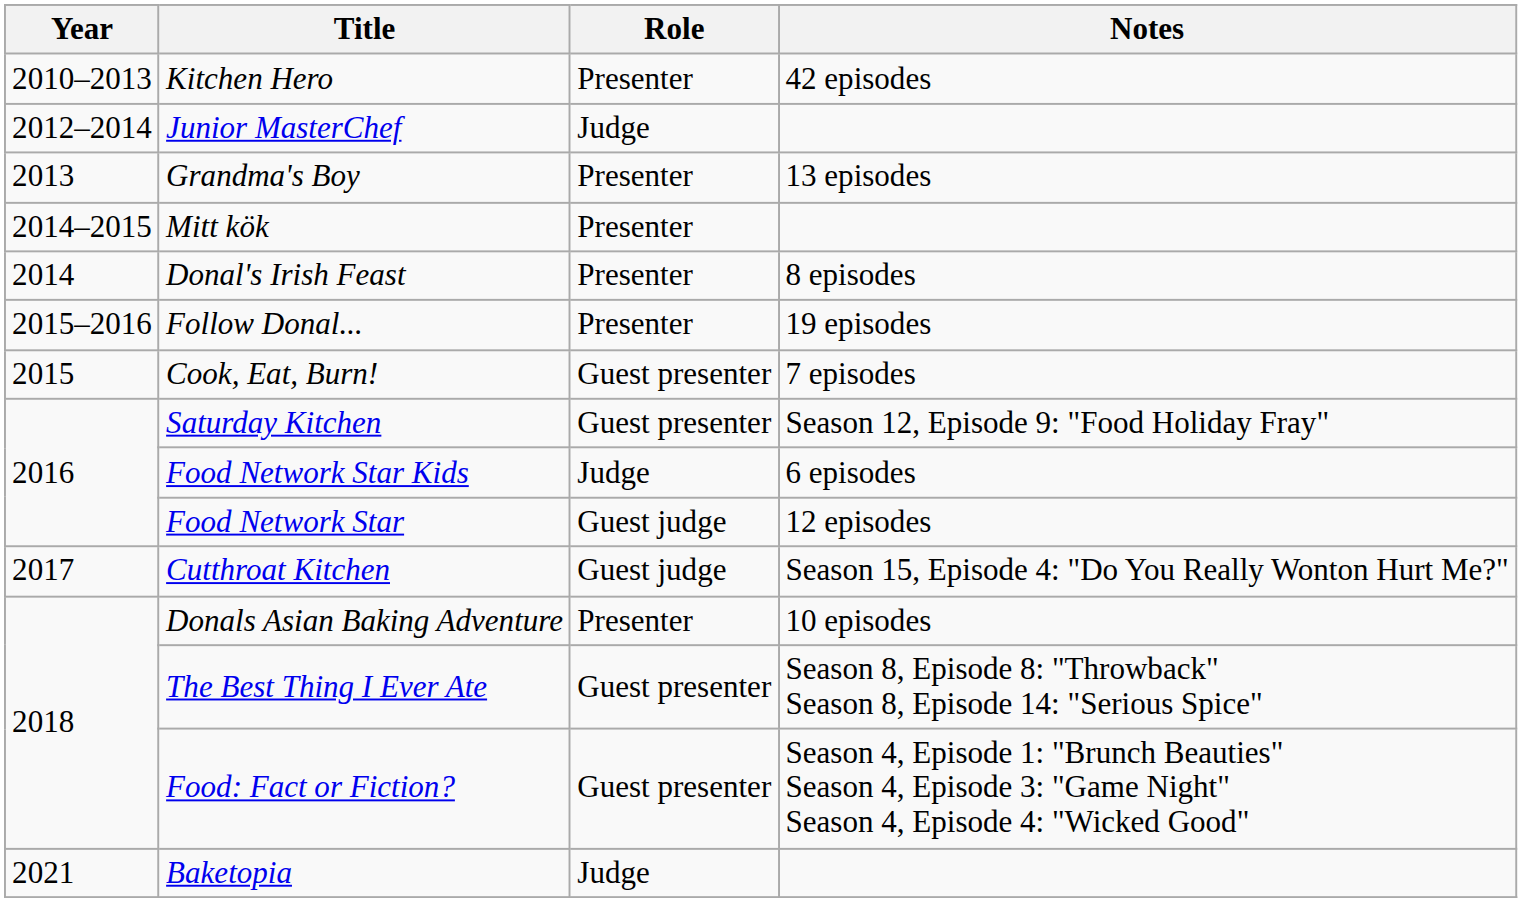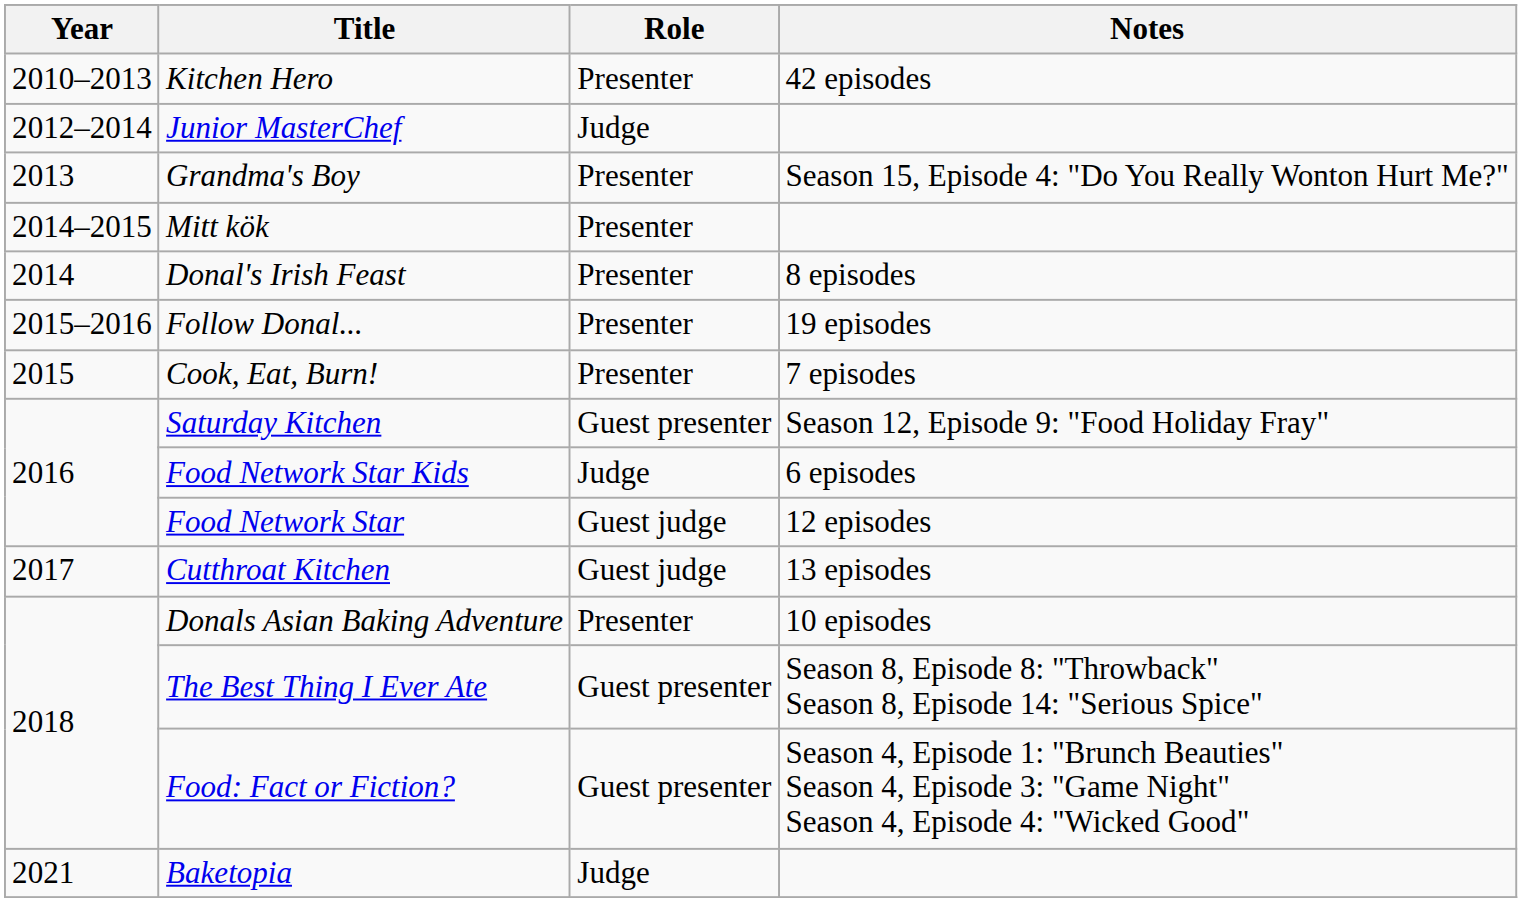(858, 176) 13 episodes -> (1147, 176) Season 15, Episode 4: "Do You Really Wonton Hurt Me?"
(674, 373) Guest presenter -> (635, 373) Presenter
(1147, 570) Season 15, Episode 4: "Do You Really Wonton Hurt Me?" -> (858, 570) 13 episodes
